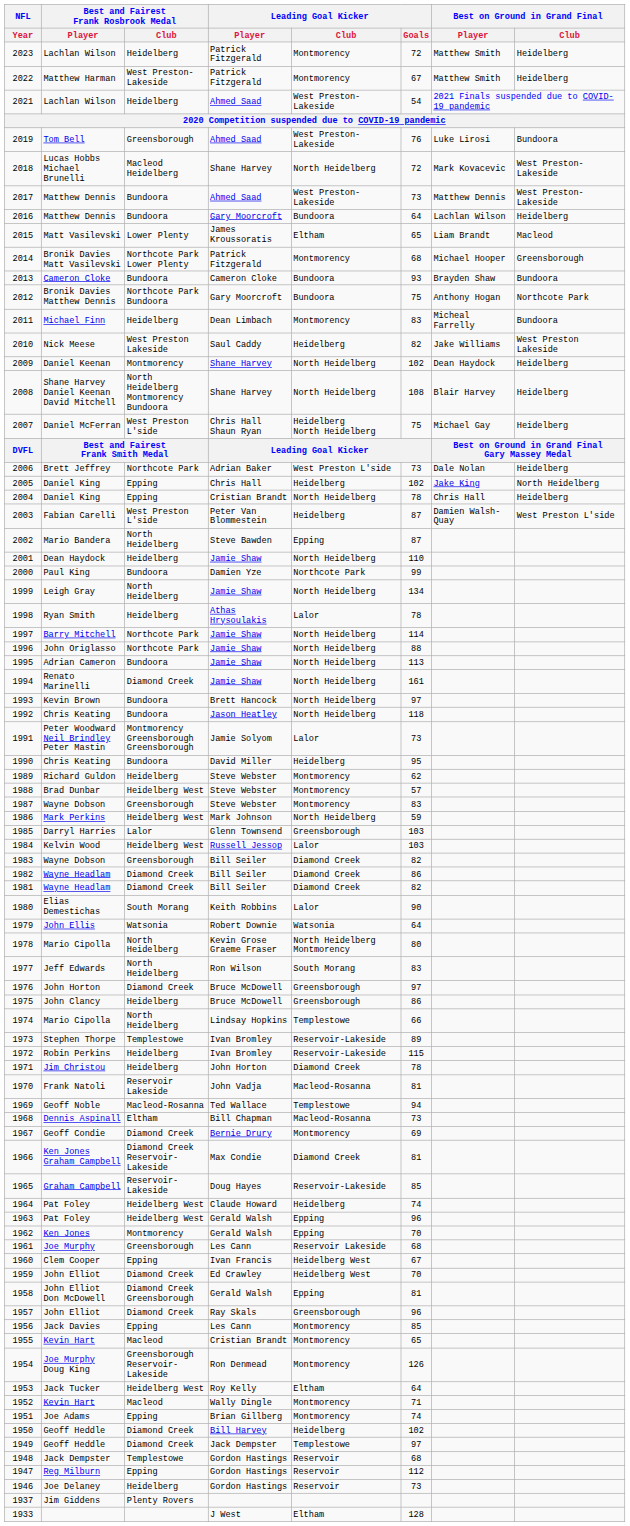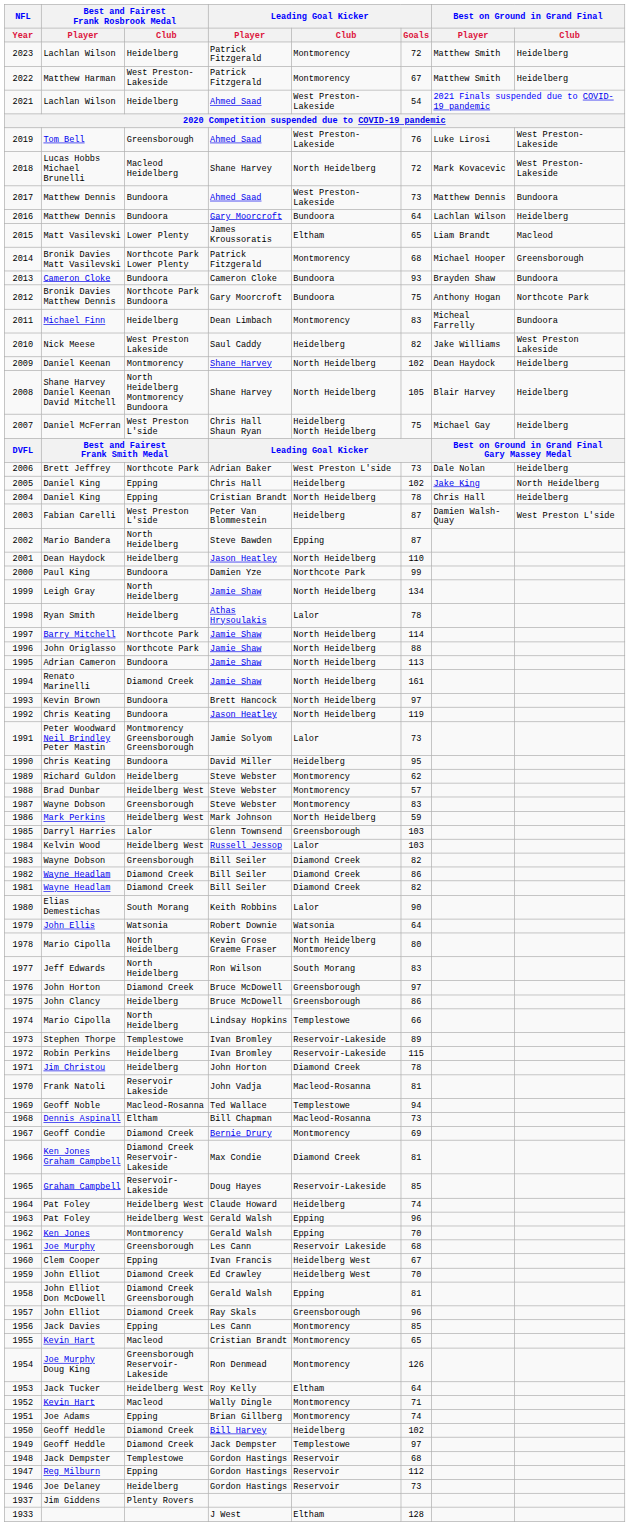(537, 140) Bundoora -> (550, 140) West Preston-Lakeside
(550, 197) West Preston-Lakeside -> (537, 197) Bundoora
(416, 393) 108 -> (416, 393) 105
(236, 559) Jamie Shaw -> (243, 559) Jason Heatley
(416, 714) 118 -> (416, 714) 119
